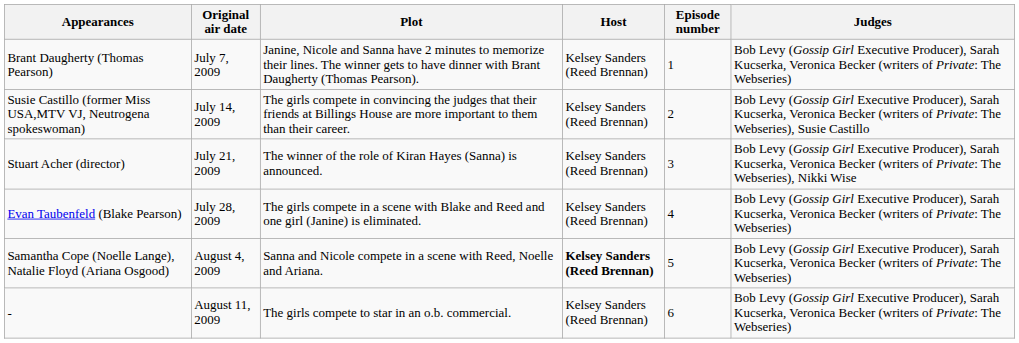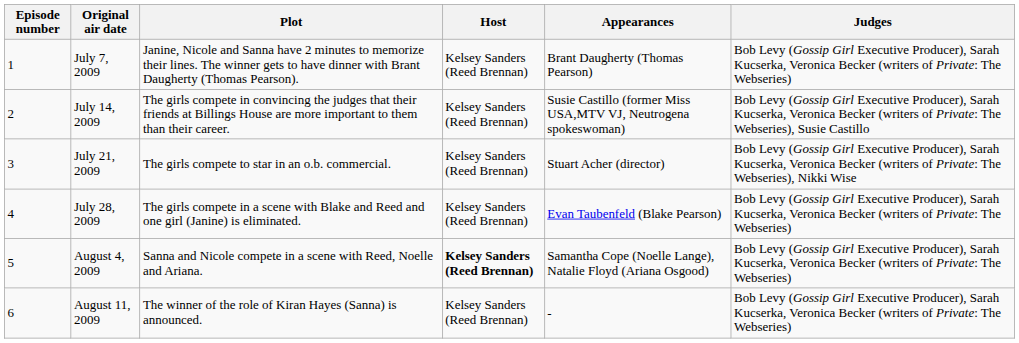columns swapped: (698, 22) <-> (98, 22)
(390, 163) The winner of the role of Kiran Hayes (Sanna) is announced. -> (267, 163) The girls compete to star in an o.b. commercial.
(387, 313) The girls compete to star in an o.b. commercial. -> (270, 313) The winner of the role of Kiran Hayes (Sanna) is announced.
